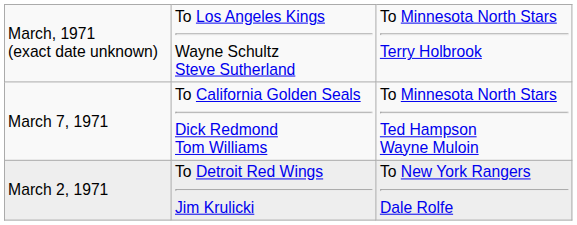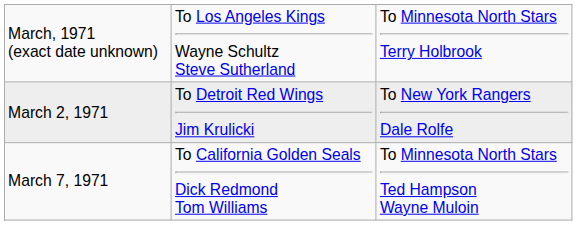rows swapped: (58, 190) <-> (58, 121)
